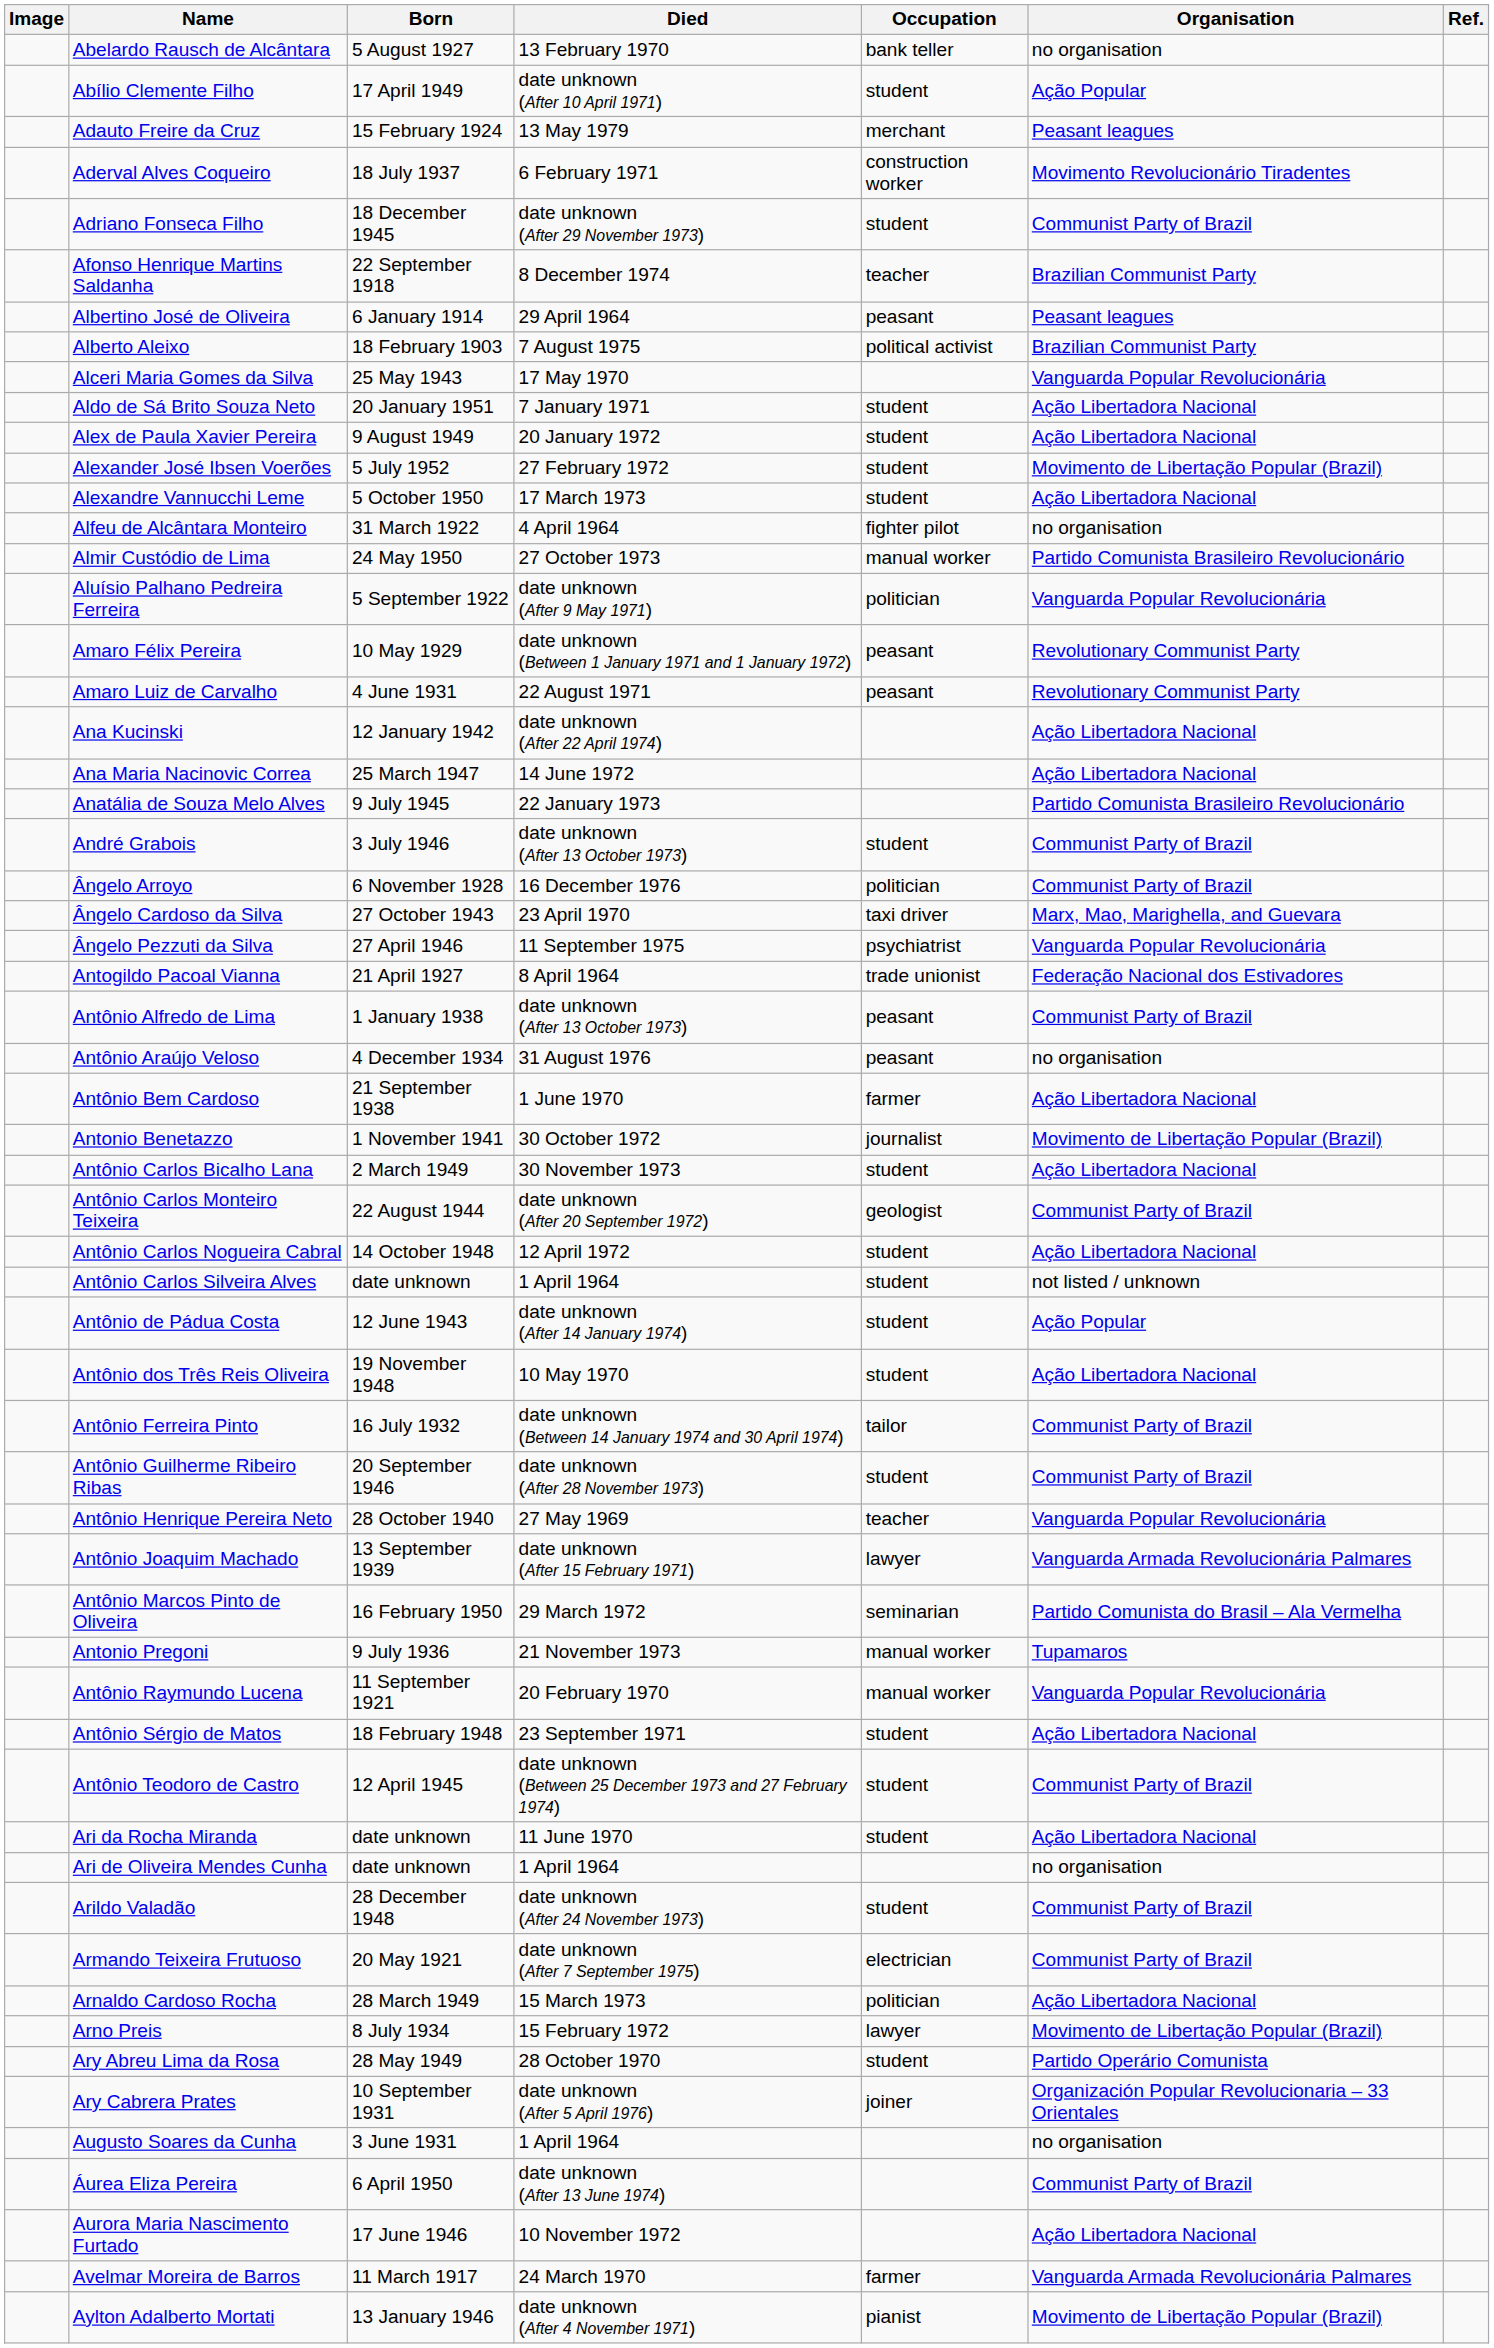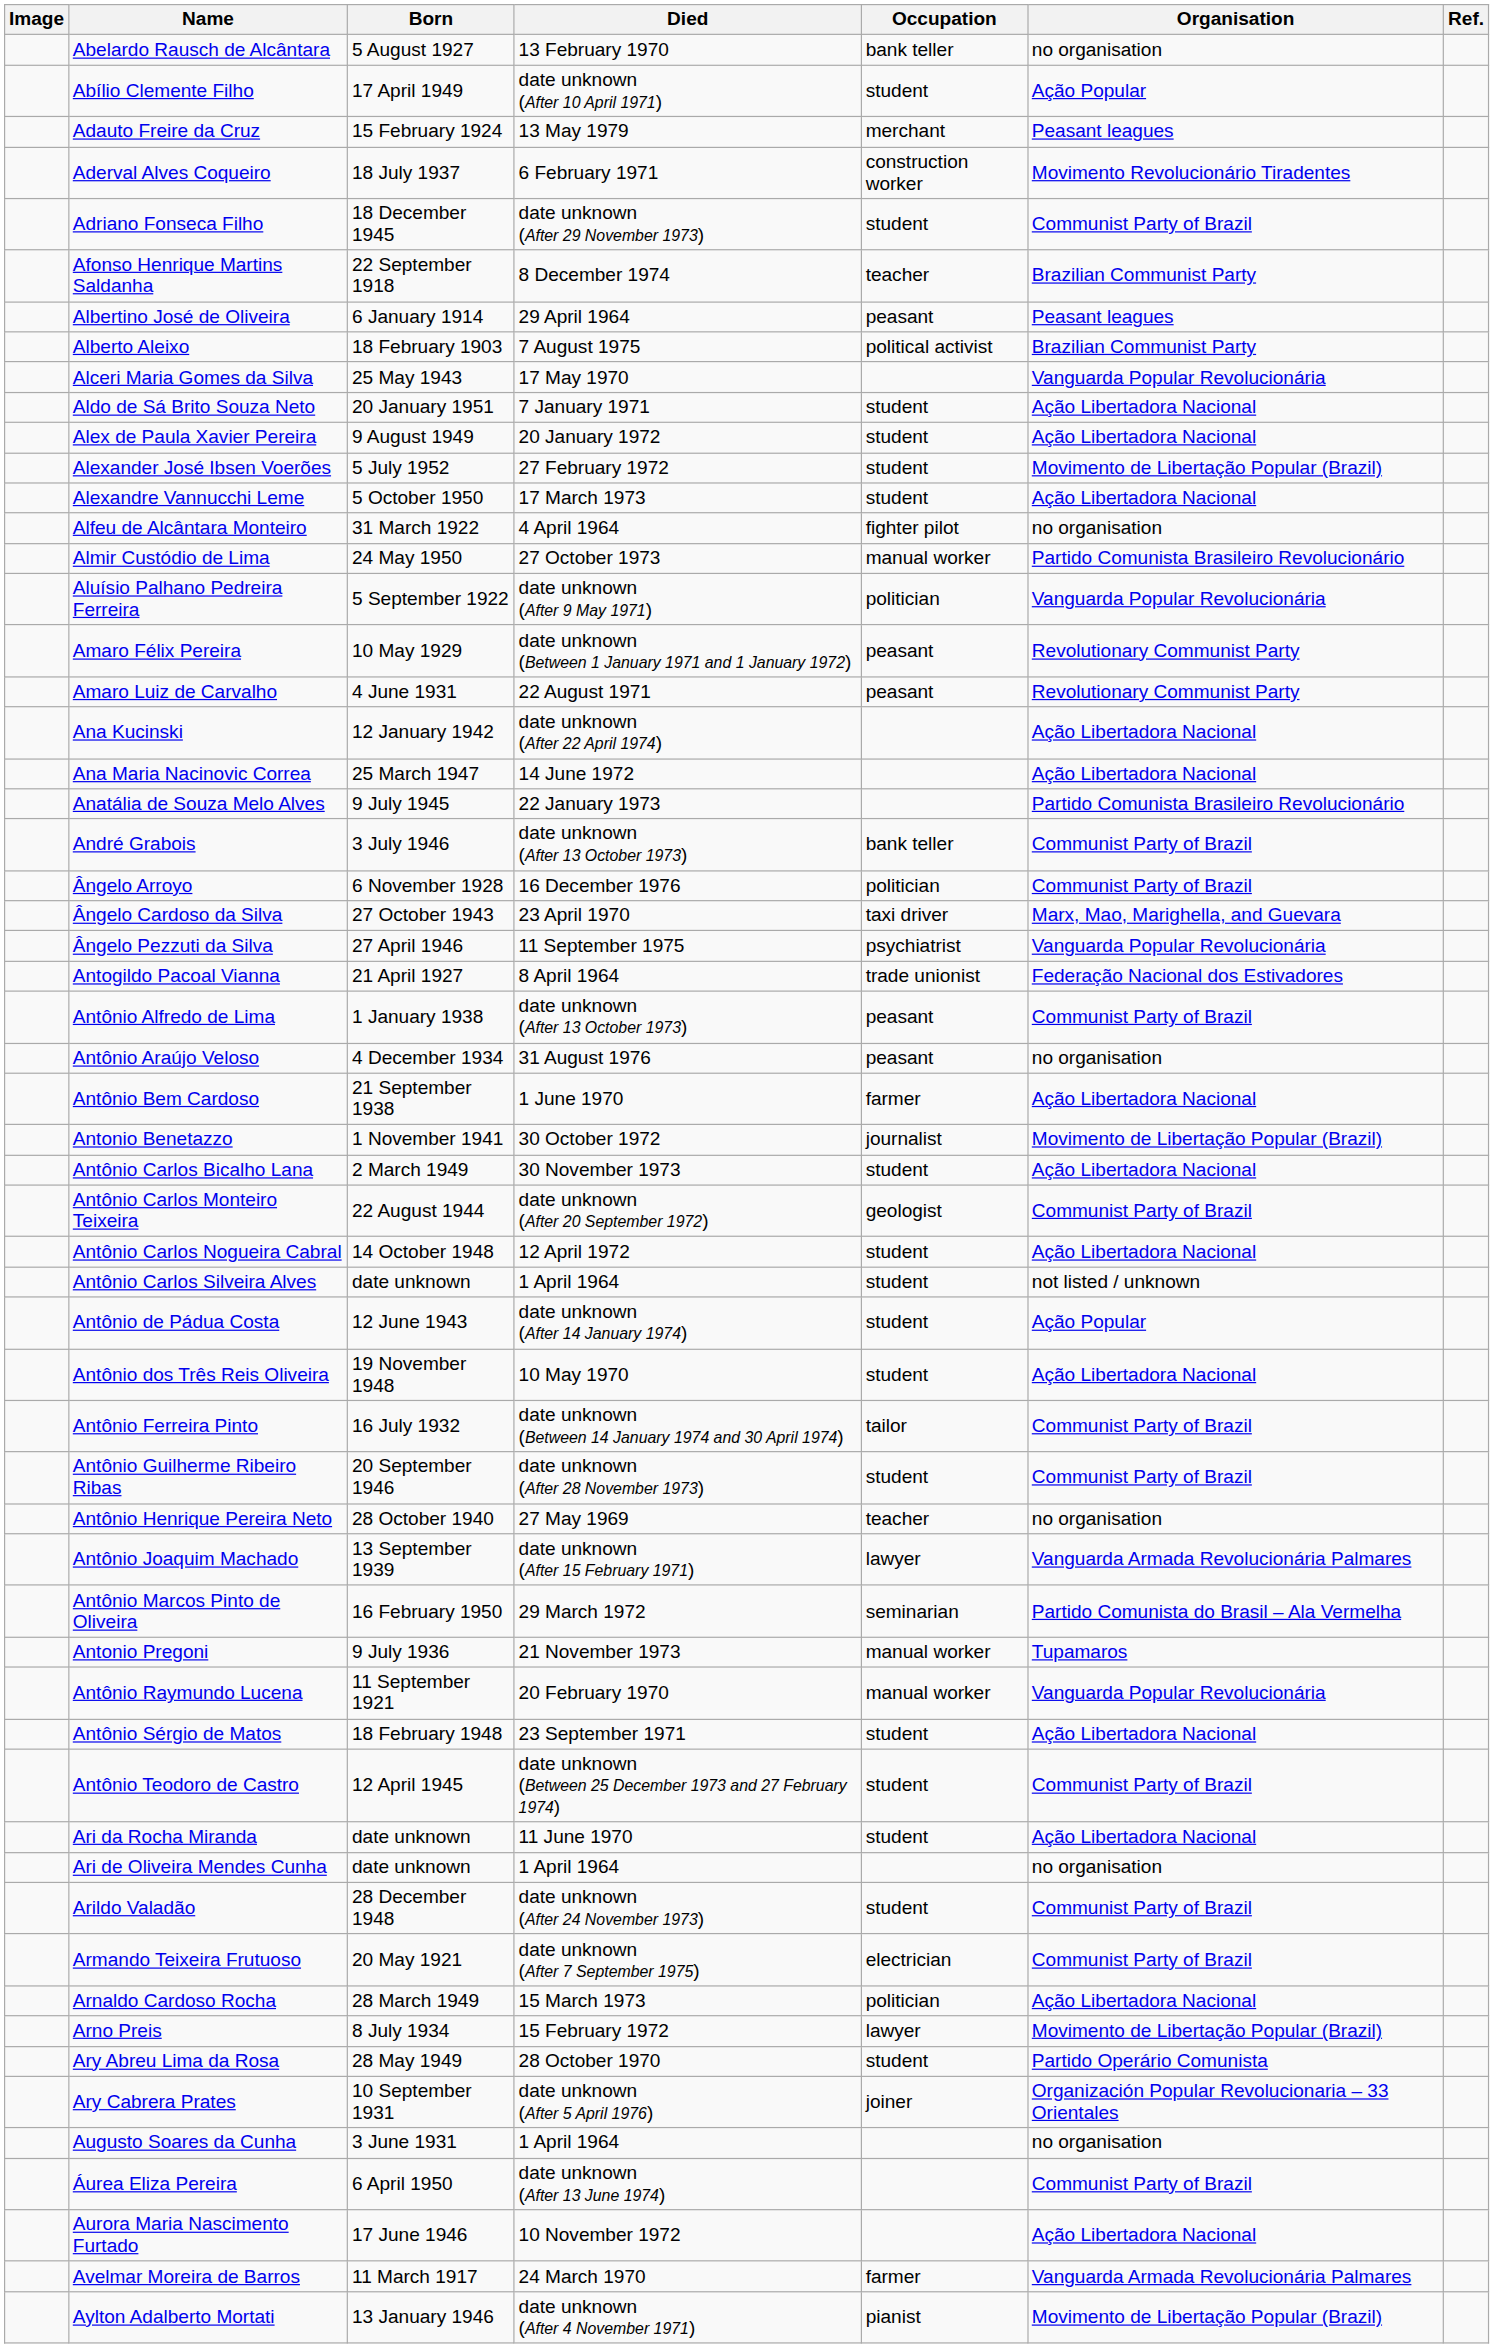(897, 844) student -> (910, 844) bank teller
(1179, 1518) Vanguarda Popular Revolucionária -> (1097, 1518) no organisation
